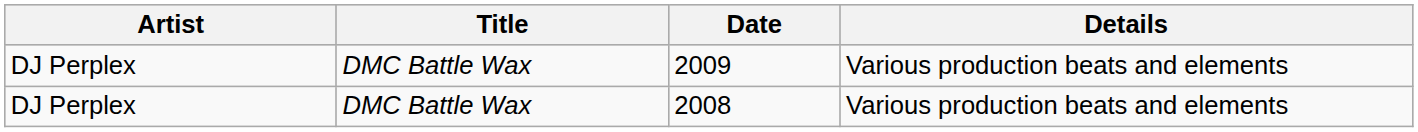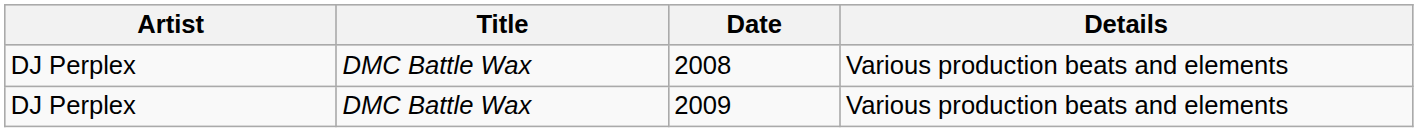rows swapped: (703, 106) <-> (703, 65)
